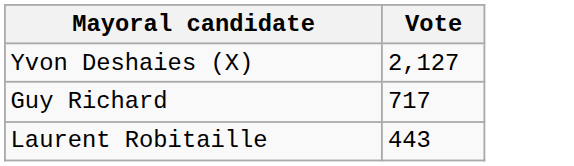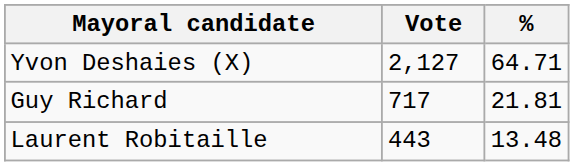+ column: (526, 24)
